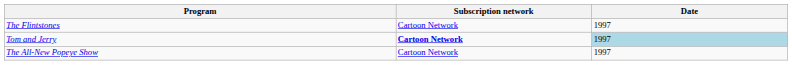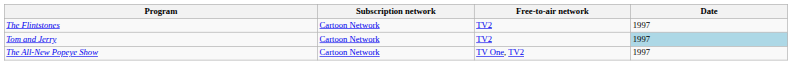+ column: (552, 11)
(430, 39) bold -> (350, 39) normal
